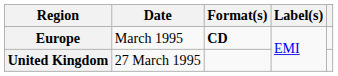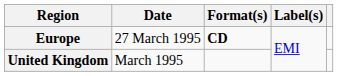(149, 37) March 1995 -> (158, 37) 27 March 1995
(158, 60) 27 March 1995 -> (149, 60) March 1995
